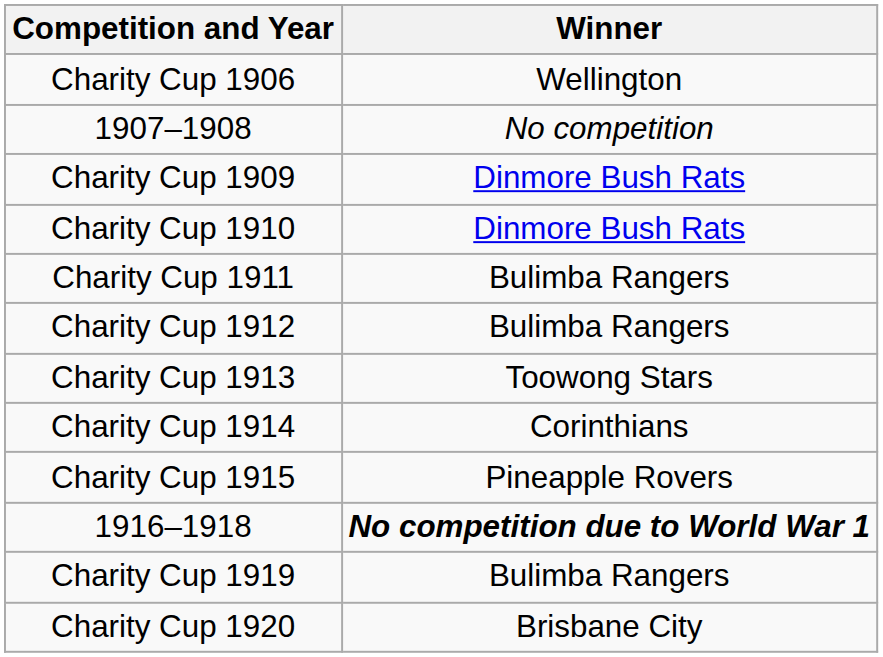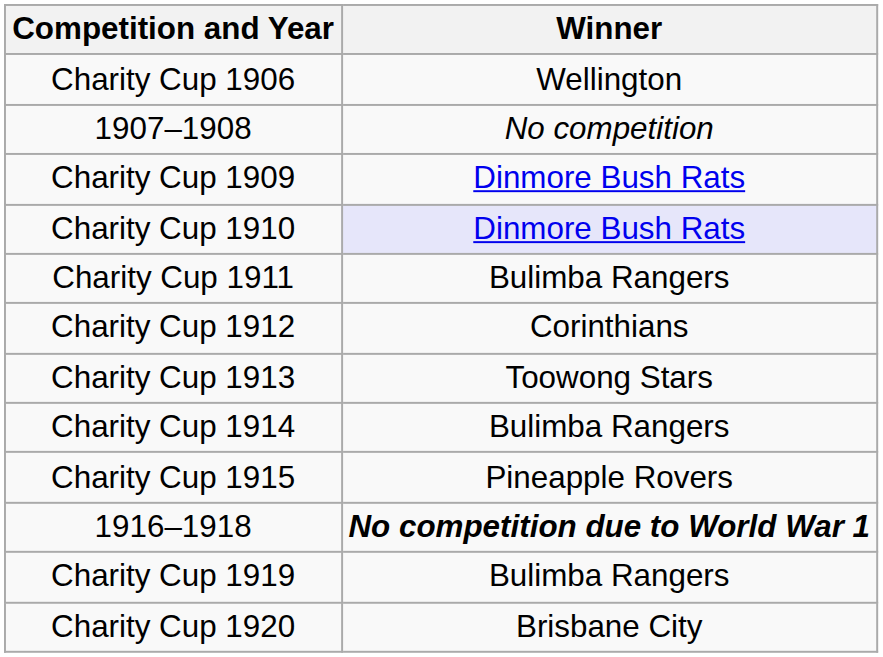(609, 228) no background -> (609, 228) lavender background
(609, 327) Bulimba Rangers -> (609, 327) Corinthians
(609, 427) Corinthians -> (609, 427) Bulimba Rangers
